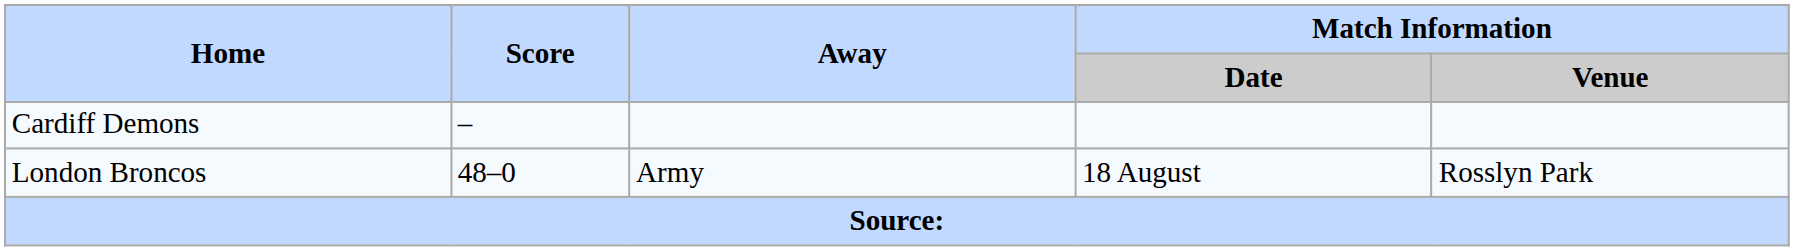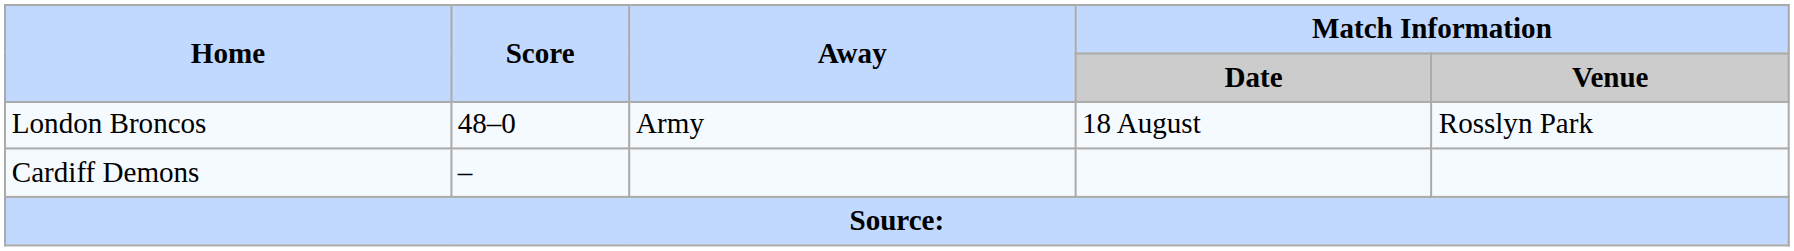rows swapped: (109, 172) <-> (106, 124)
